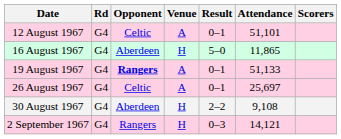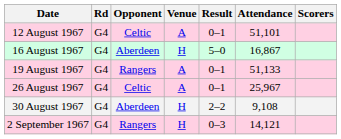(265, 51) 11,865 -> (265, 51) 16,867
(138, 69) bold -> (138, 69) normal
(265, 88) 25,697 -> (265, 88) 25,967
